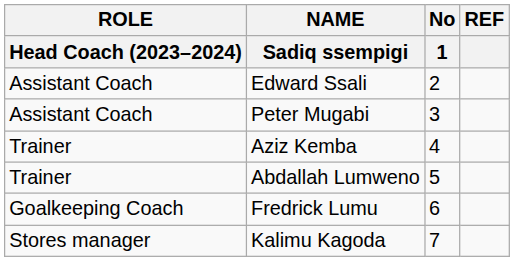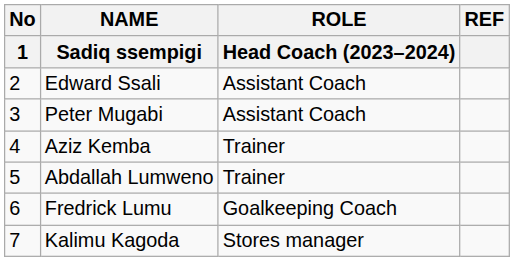columns swapped: (442, 51) <-> (126, 51)
